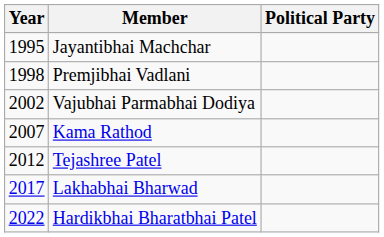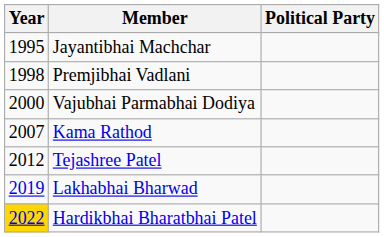(27, 103) 2002 -> (27, 103) 2000
(27, 189) 2017 -> (27, 189) 2019
(27, 217) no background -> (27, 217) gold background
